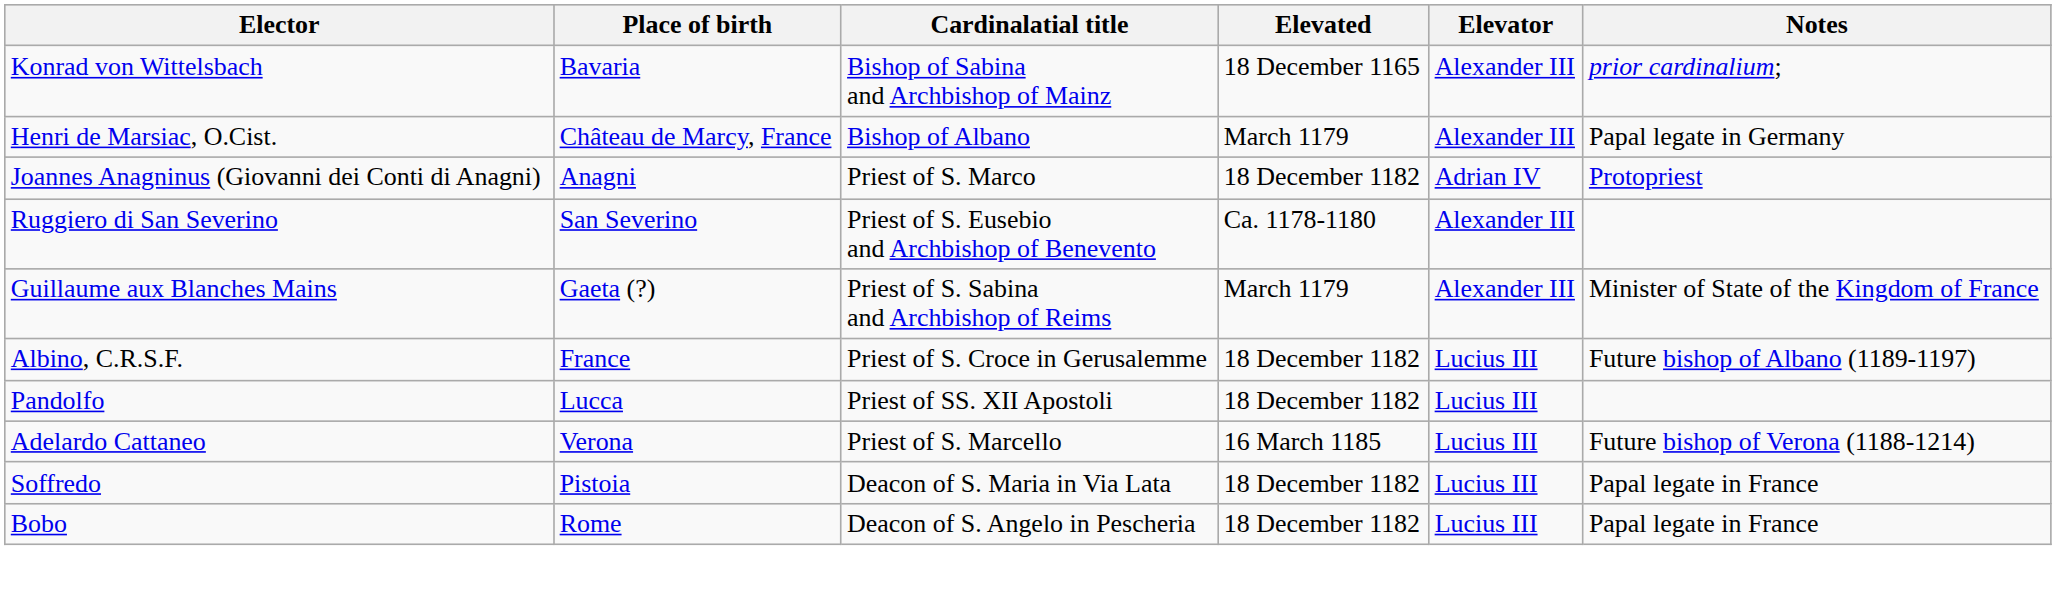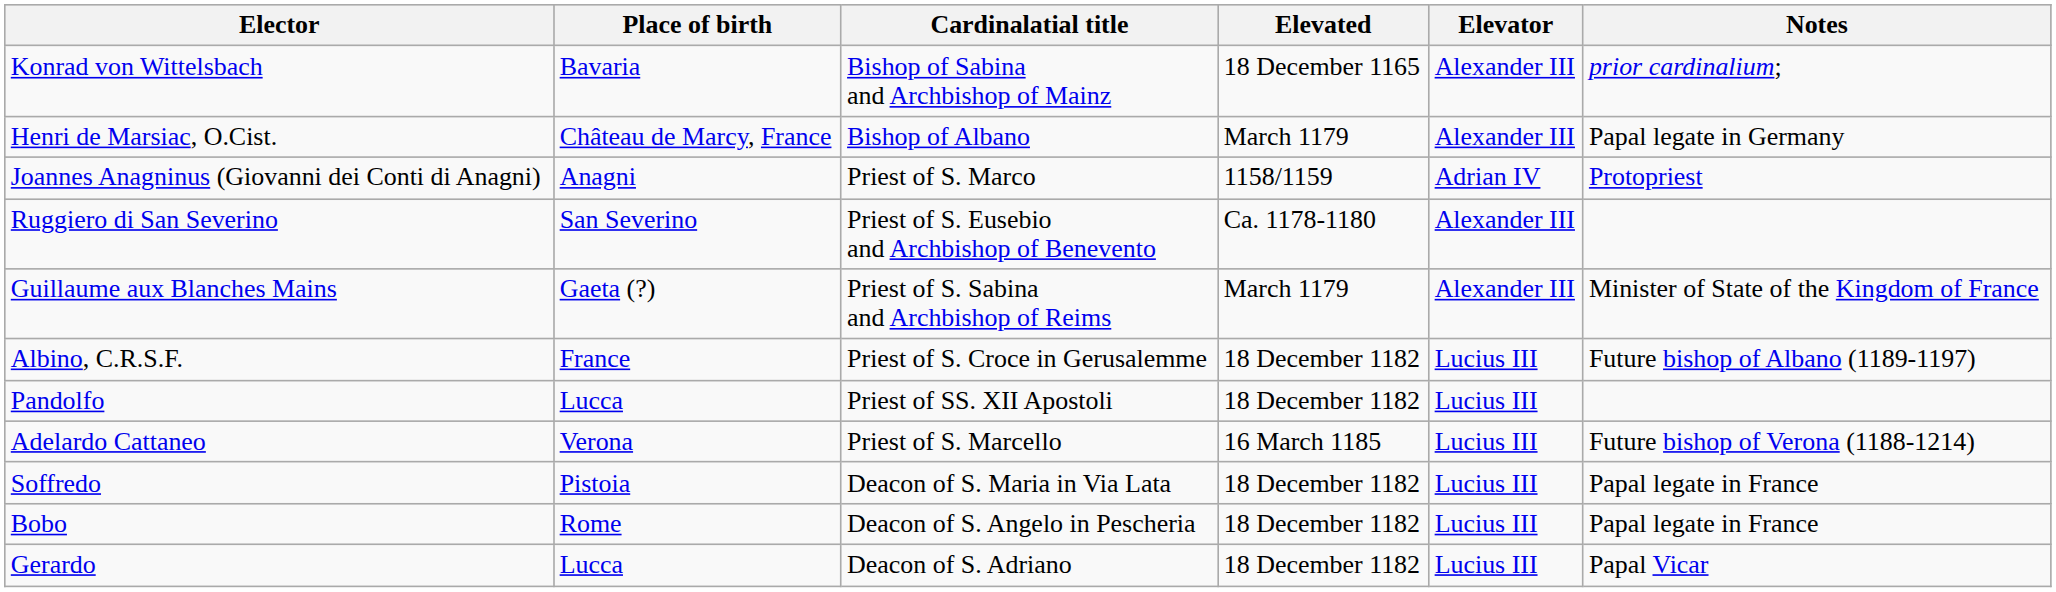(1322, 177) 18 December 1182 -> (1278, 177) 1158/1159
+ row: (53, 564)
